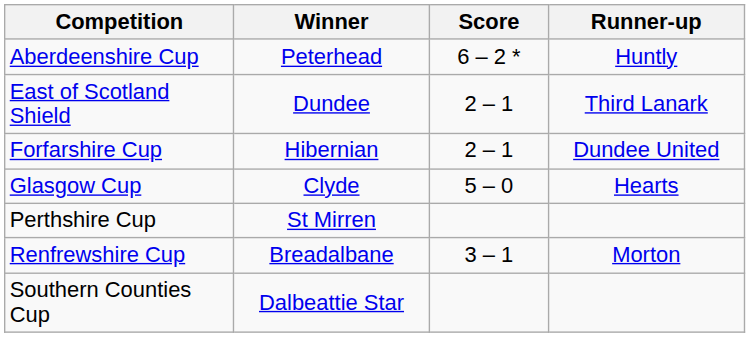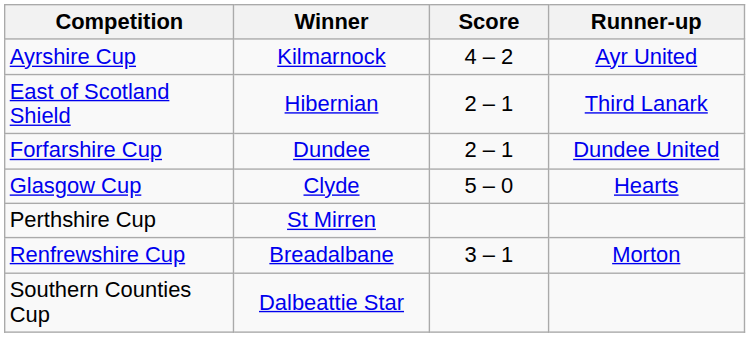- row: (104, 56)
+ row: (73, 56)
(332, 103) Dundee -> (332, 103) Hibernian
(332, 150) Hibernian -> (332, 150) Dundee
